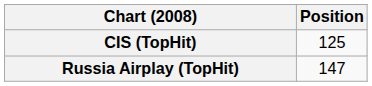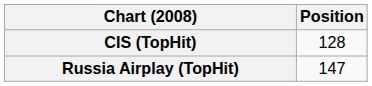(332, 42) 125 -> (332, 42) 128
